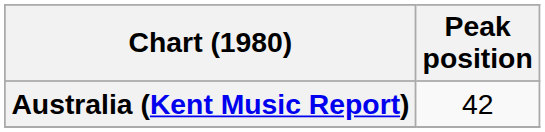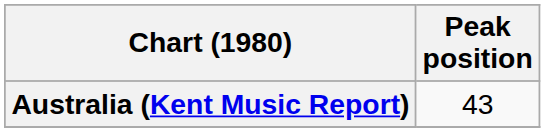(478, 103) 42 -> (478, 103) 43
